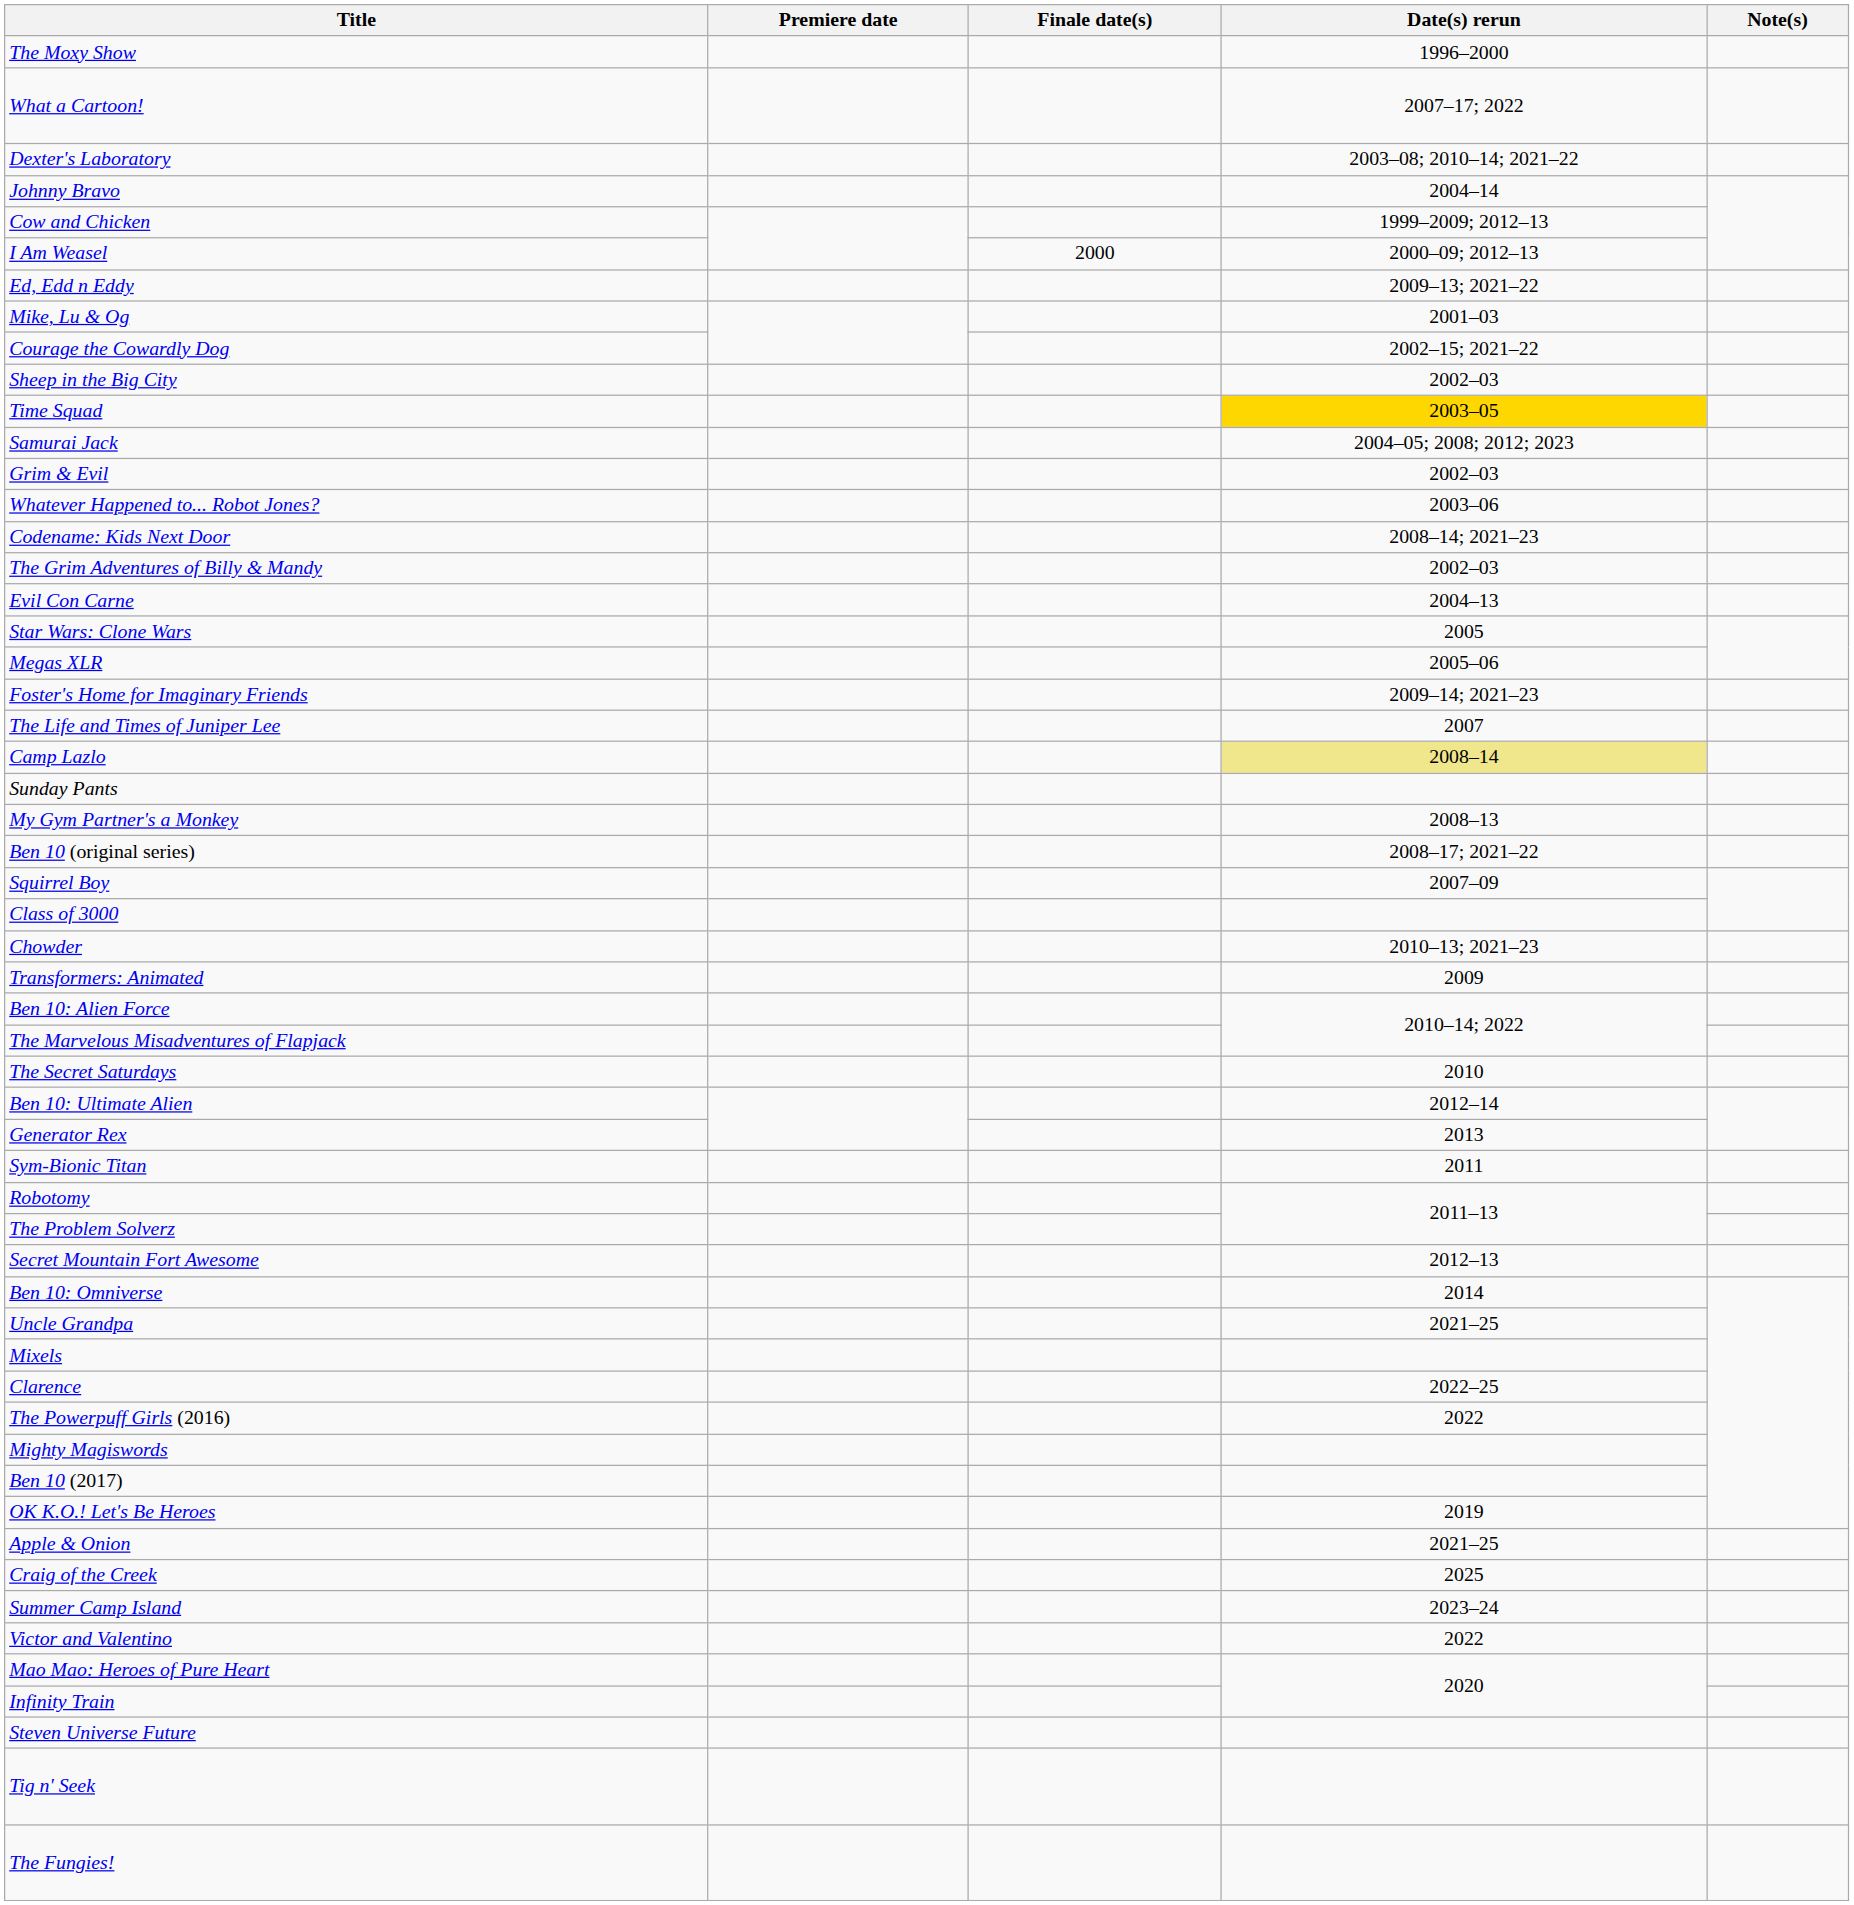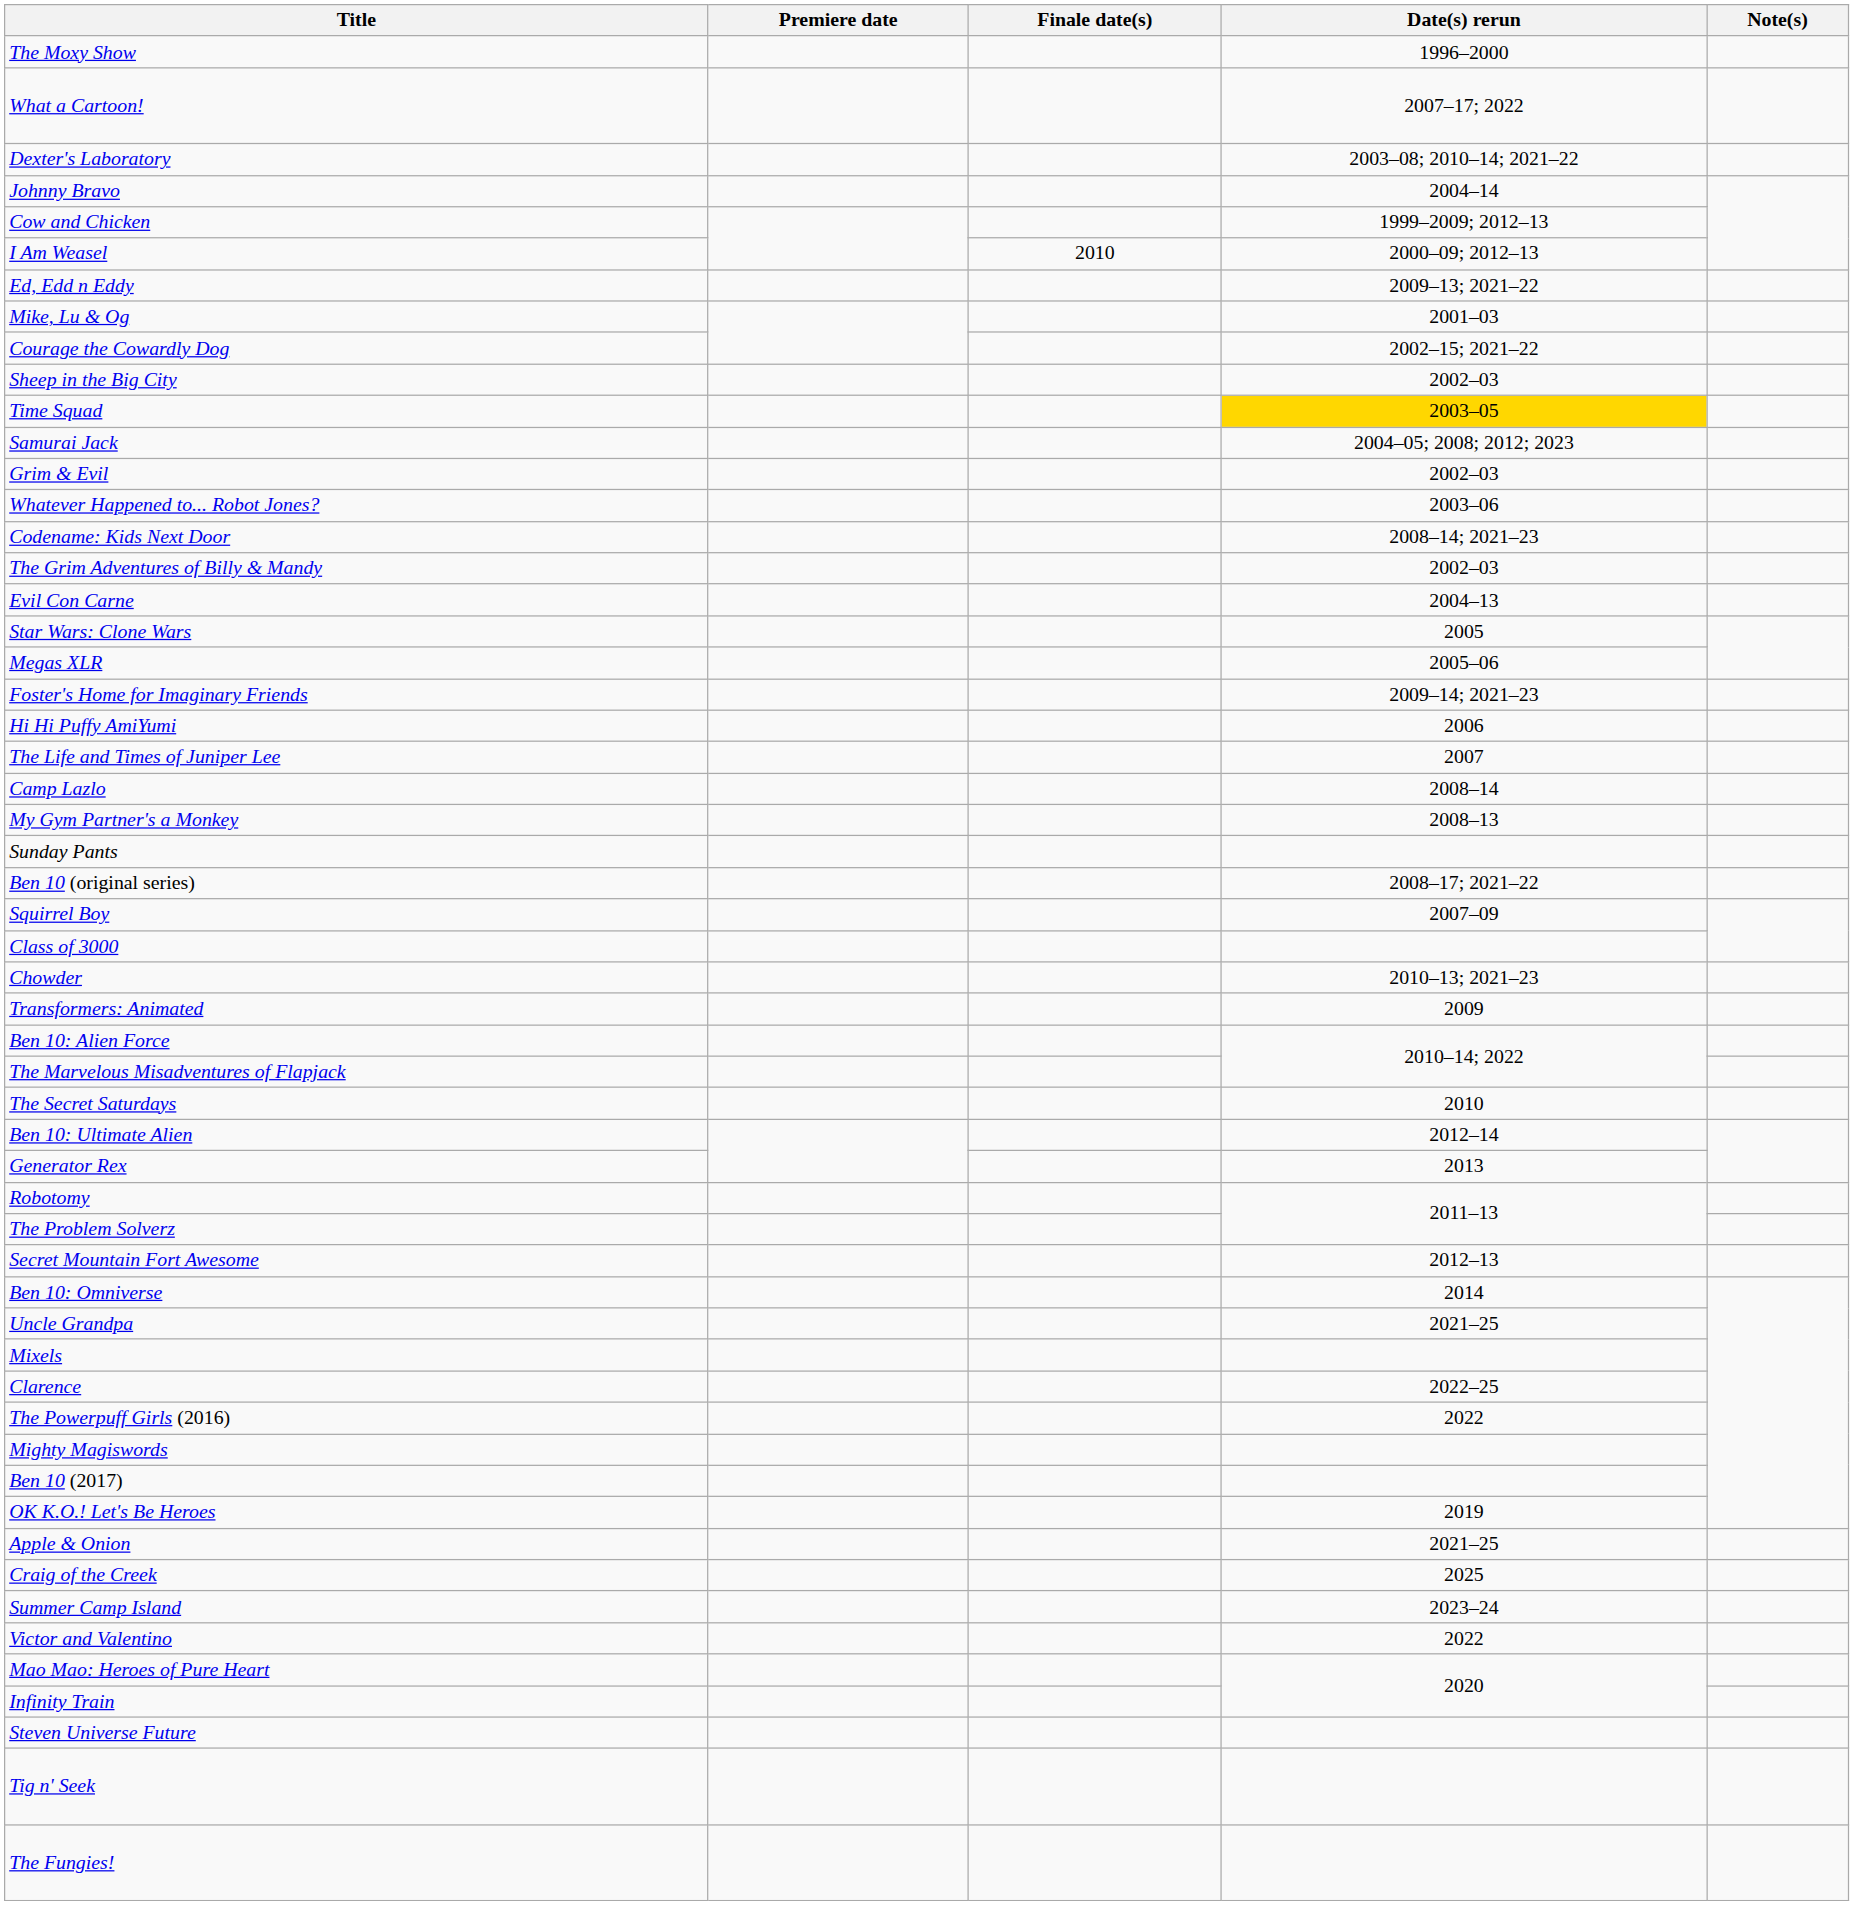(1095, 253) 2000 -> (1095, 253) 2010
+ row: (93, 725)
(1464, 757) khaki background -> (1464, 788) no background
rows swapped: (63, 788) <-> (124, 820)
- row: (78, 1166)
